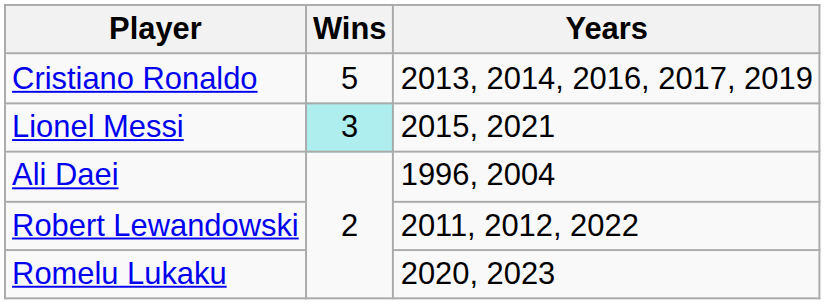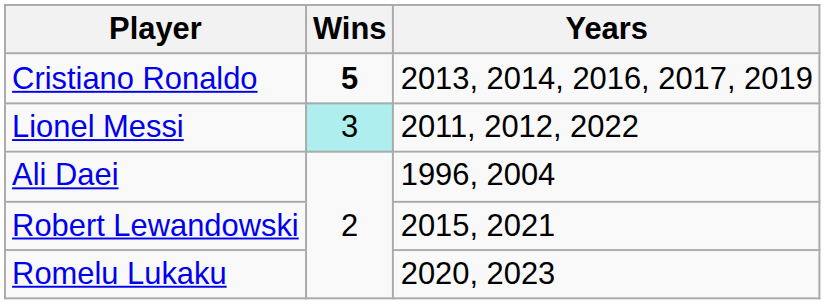(350, 77) normal -> (350, 77) bold
(478, 126) 2015, 2021 -> (520, 126) 2011, 2012, 2022
(520, 224) 2011, 2012, 2022 -> (478, 224) 2015, 2021
